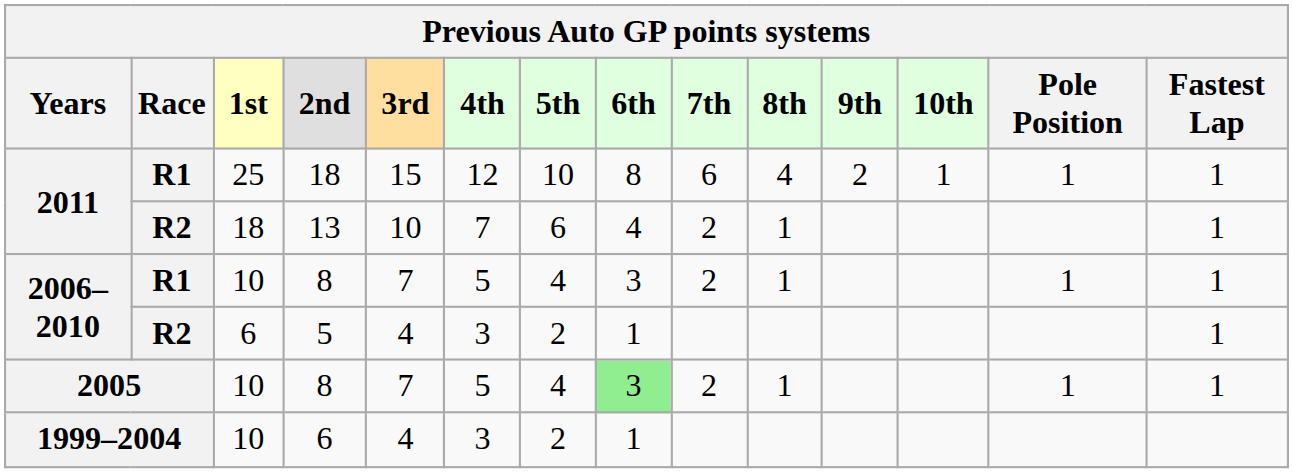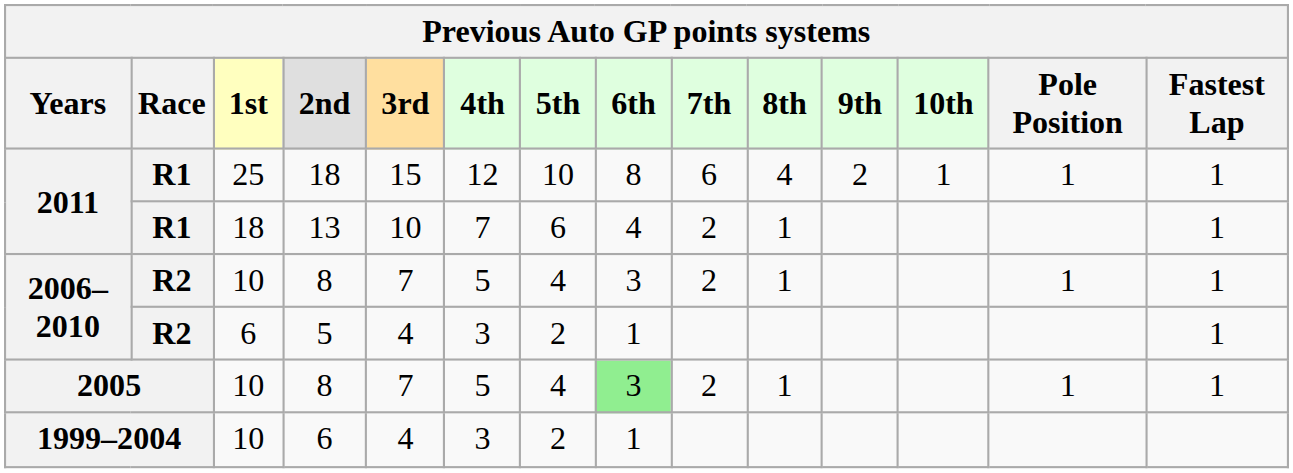(172, 227) R2 -> (172, 227) R1
(172, 280) R1 -> (172, 280) R2
